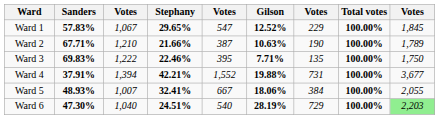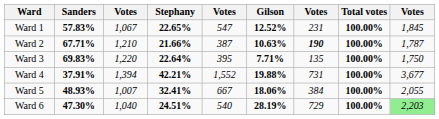(175, 28) 29.65% -> (175, 28) 22.65%
(316, 28) 229 -> (316, 28) 231
(316, 43) normal -> (316, 43) bold
(412, 43) 1,789 -> (412, 43) 1,787
(126, 59) 1,222 -> (126, 59) 1,220
(175, 59) 22.46% -> (175, 59) 22.64%
